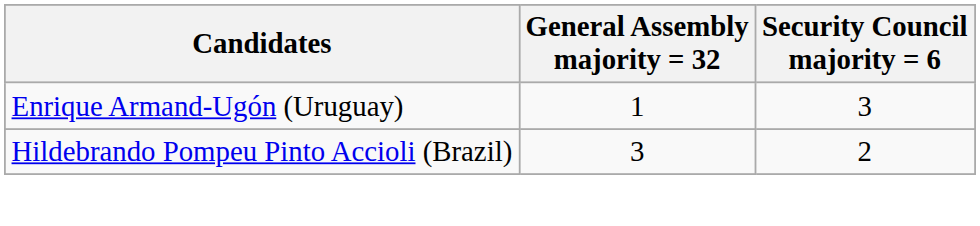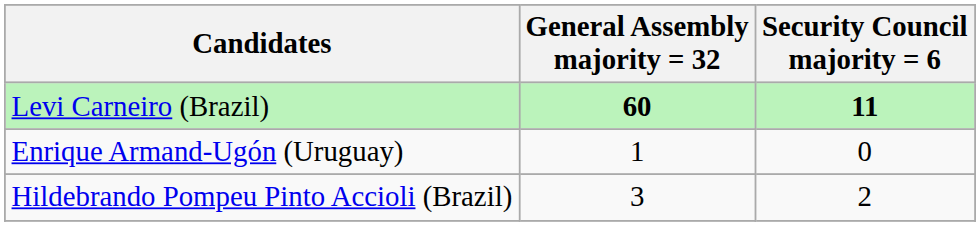+ row: (140, 105)
(865, 105) 3 -> (865, 151) 0
